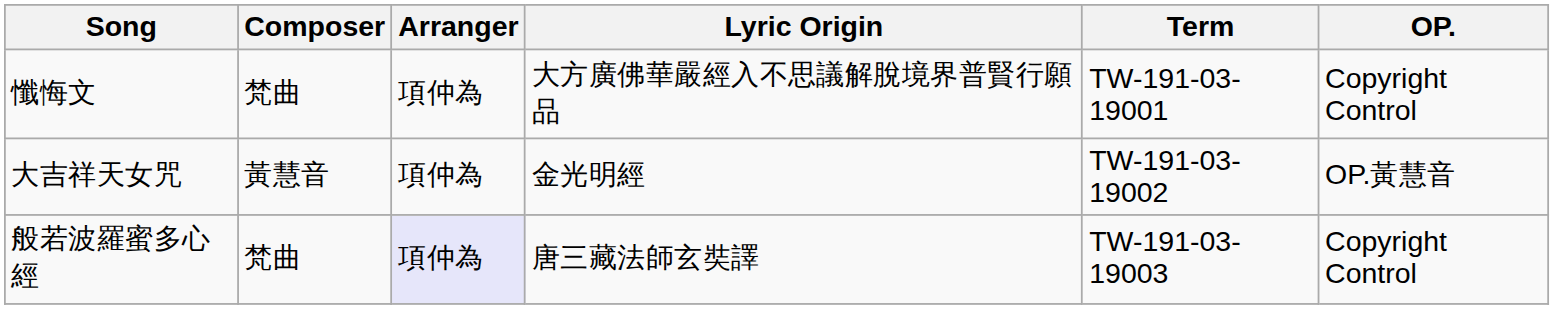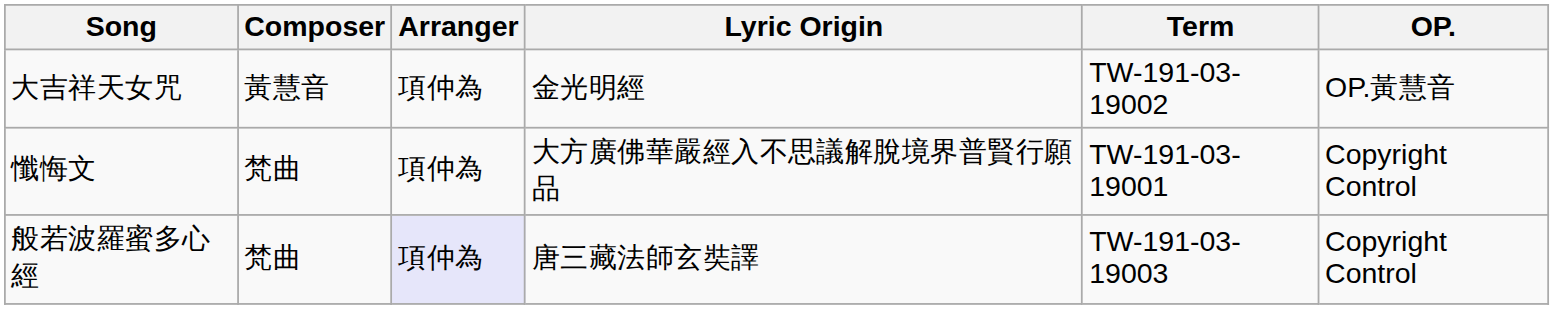rows swapped: (54, 92) <-> (97, 175)
